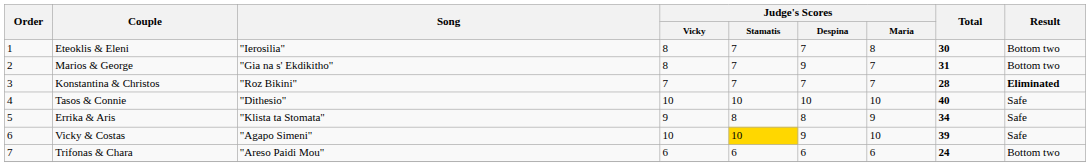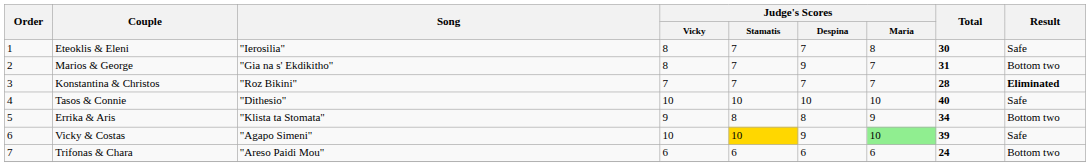(1033, 48) Bottom two -> (1017, 48) Safe
(1017, 118) Safe -> (1033, 118) Bottom two
(875, 135) no background -> (875, 135) lightgreen background
